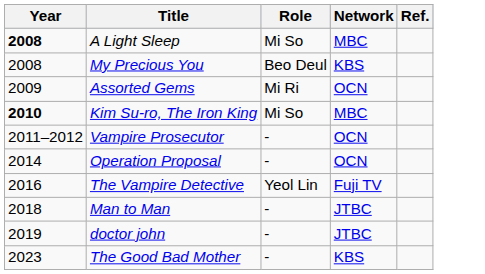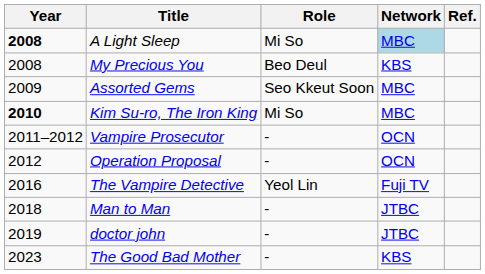(351, 40) no background -> (398, 40) lightblue background
(282, 88) Mi Ri -> (319, 88) Seo Kkeut Soon
(351, 88) OCN -> (398, 88) MBC
(25, 161) 2014 -> (25, 161) 2012
